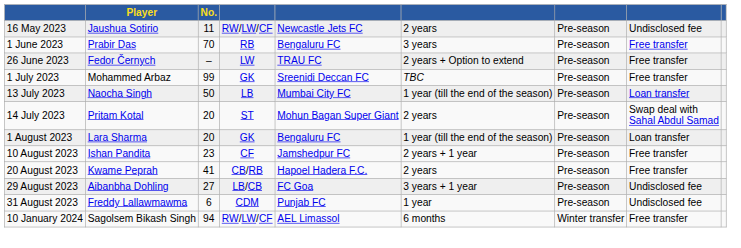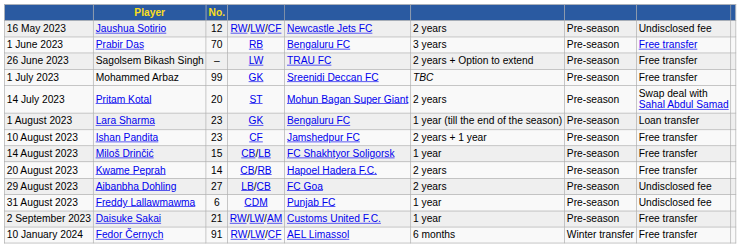(209, 28) 11 -> (217, 28) 12
(122, 61) Fedor Černych -> (150, 61) Sagolsem Bikash Singh
- row: (36, 93)
(209, 137) 20 -> (217, 121) 23
+ row: (42, 154)
(209, 170) 41 -> (217, 170) 14
(440, 186) 3 years + 1 year -> (430, 186) 2 years
+ row: (49, 219)
(142, 219) Sagolsem Bikash Singh -> (130, 235) Fedor Černych
(209, 219) 94 -> (217, 235) 91
